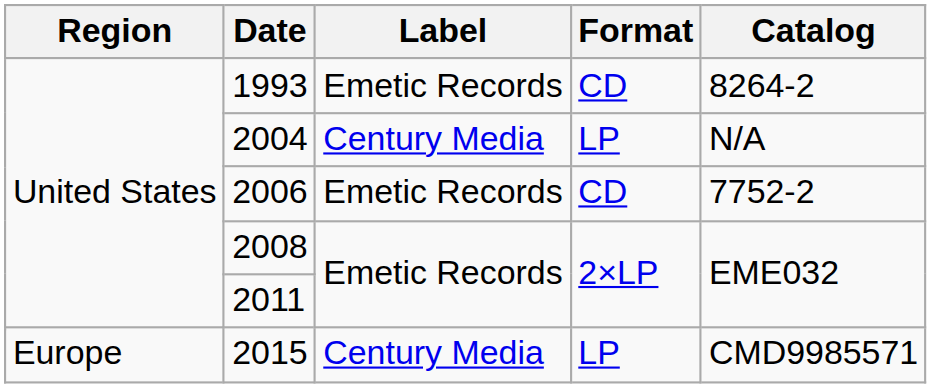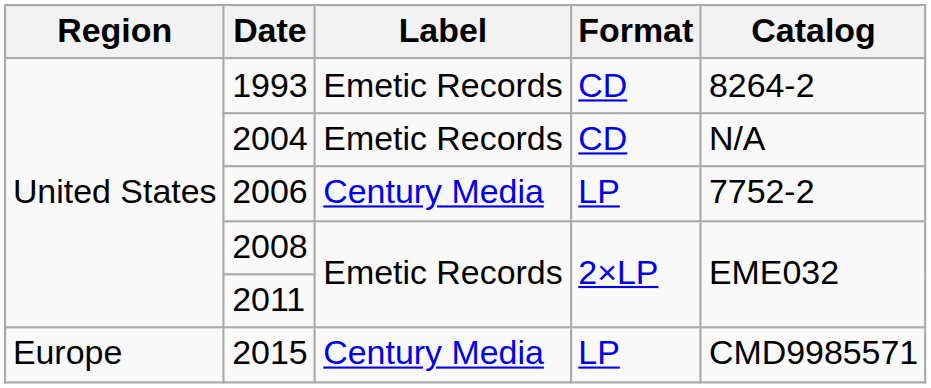(434, 138) Century Media -> (443, 138) Emetic Records
(599, 138) LP -> (603, 138) CD
(443, 192) Emetic Records -> (434, 192) Century Media
(603, 192) CD -> (599, 192) LP
